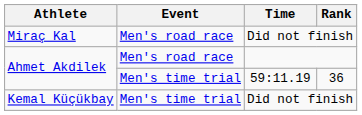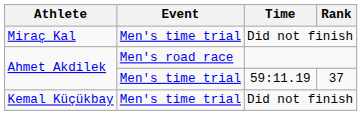(177, 36) Men's road race -> (180, 36) Men's time trial
(336, 79) 36 -> (336, 79) 37
